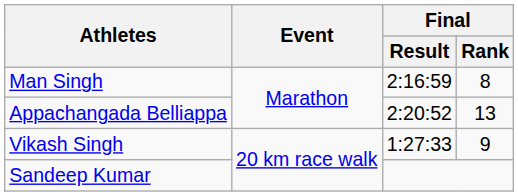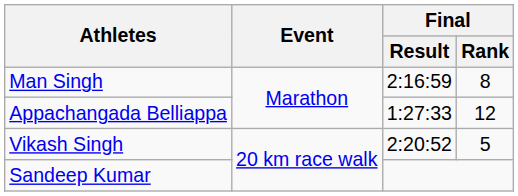(419, 113) 2:20:52 -> (419, 113) 1:27:33
(485, 113) 13 -> (485, 113) 12
(419, 144) 1:27:33 -> (419, 144) 2:20:52
(485, 144) 9 -> (485, 144) 5
